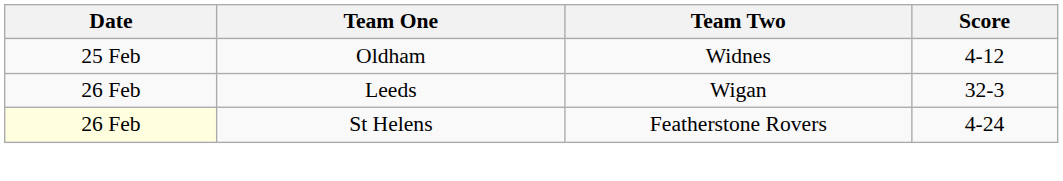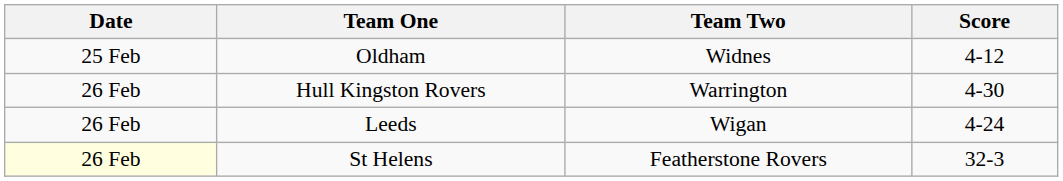+ row: (391, 90)
(985, 90) 32-3 -> (985, 124) 4-24
(985, 124) 4-24 -> (985, 158) 32-3
